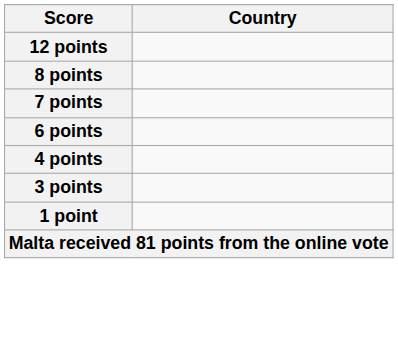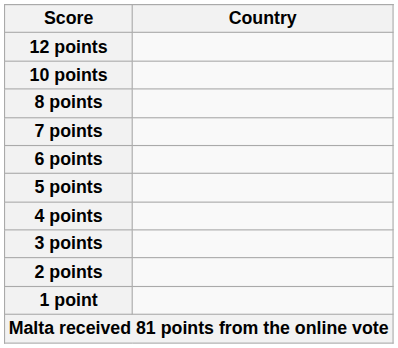+ row: (69, 74)
+ row: (69, 187)
+ row: (69, 272)
